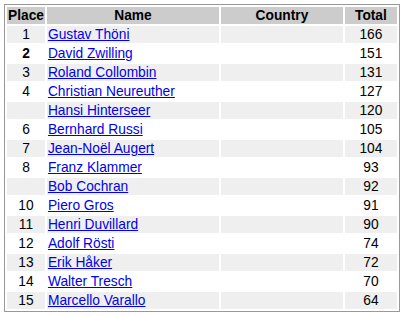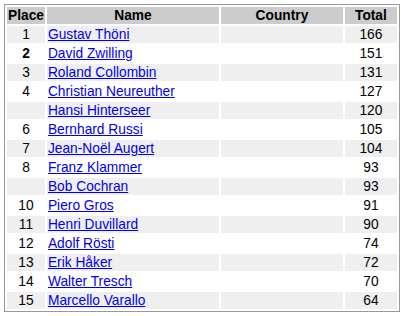(371, 186) 92 -> (371, 186) 93
